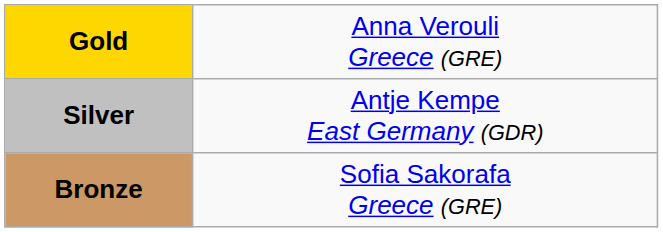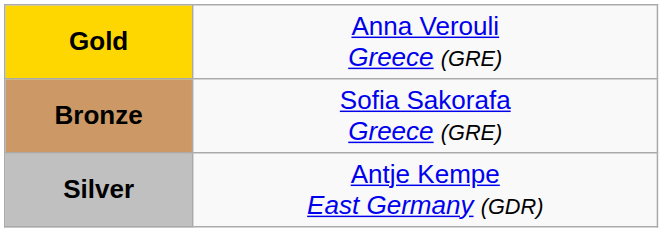rows swapped: (99, 115) <-> (99, 189)
